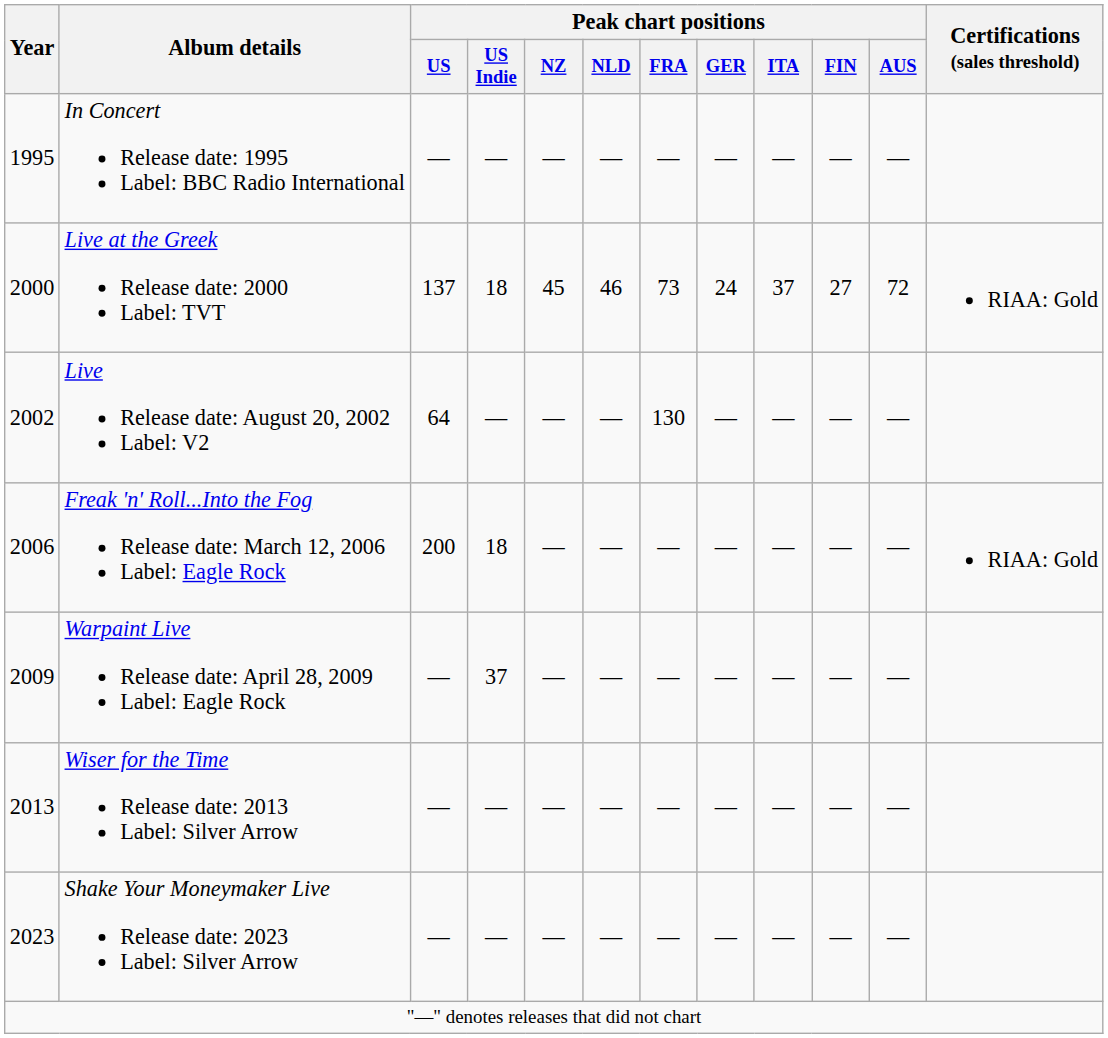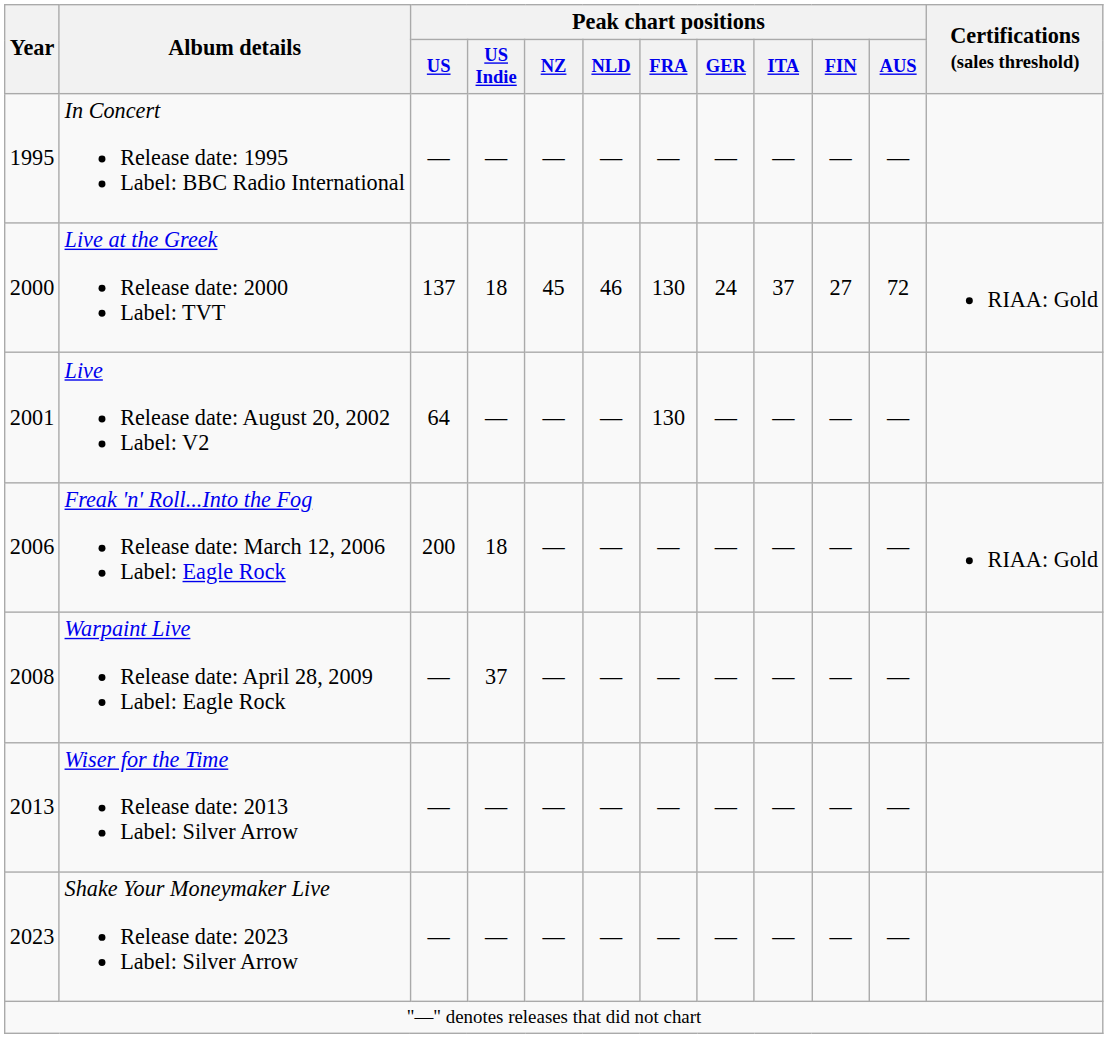(668, 287) 73 -> (668, 287) 130
(32, 417) 2002 -> (32, 417) 2001
(32, 677) 2009 -> (32, 677) 2008
